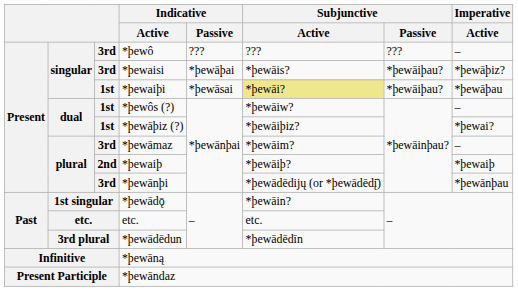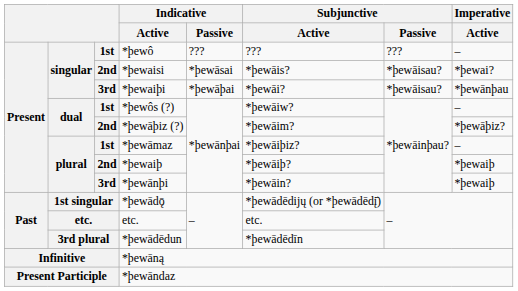(107, 51) 3rd -> (107, 51) 1st
(107, 70) 3rd -> (107, 70) 2nd
(212, 70) *þewāþai -> (211, 70) *þewāsai
(415, 70) *þewāiþau? -> (414, 70) *þewāisau?
(480, 70) *þewāþiz? -> (474, 70) *þewai?
(107, 88) 1st -> (107, 88) 3rd
(211, 88) *þewāsai -> (212, 88) *þewāþai
(265, 88) khaki background -> (265, 88) no background
(415, 88) *þewāiþau? -> (414, 88) *þewāisau?
(478, 88) *þewāþau -> (481, 88) *þewānþau
(107, 126) 1st -> (107, 126) 2nd
(273, 126) *þewāiþiz? -> (270, 126) *þewāim?
(474, 126) *þewai? -> (480, 126) *þewāþiz?
(107, 145) 3rd -> (107, 145) 1st
(270, 145) *þewāim? -> (273, 145) *þewāiþiz?
(313, 182) *þewādēdijų (or *þewādēdį̄) -> (268, 182) *þewāin?
(481, 182) *þewānþau -> (474, 182) *þewaiþ
(268, 201) *þewāin? -> (313, 201) *þewādēdijų (or *þewādēdį̄)
